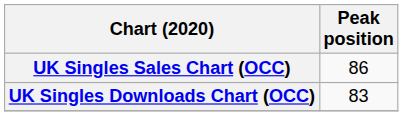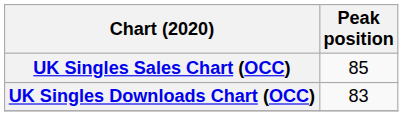(359, 67) 86 -> (359, 67) 85
